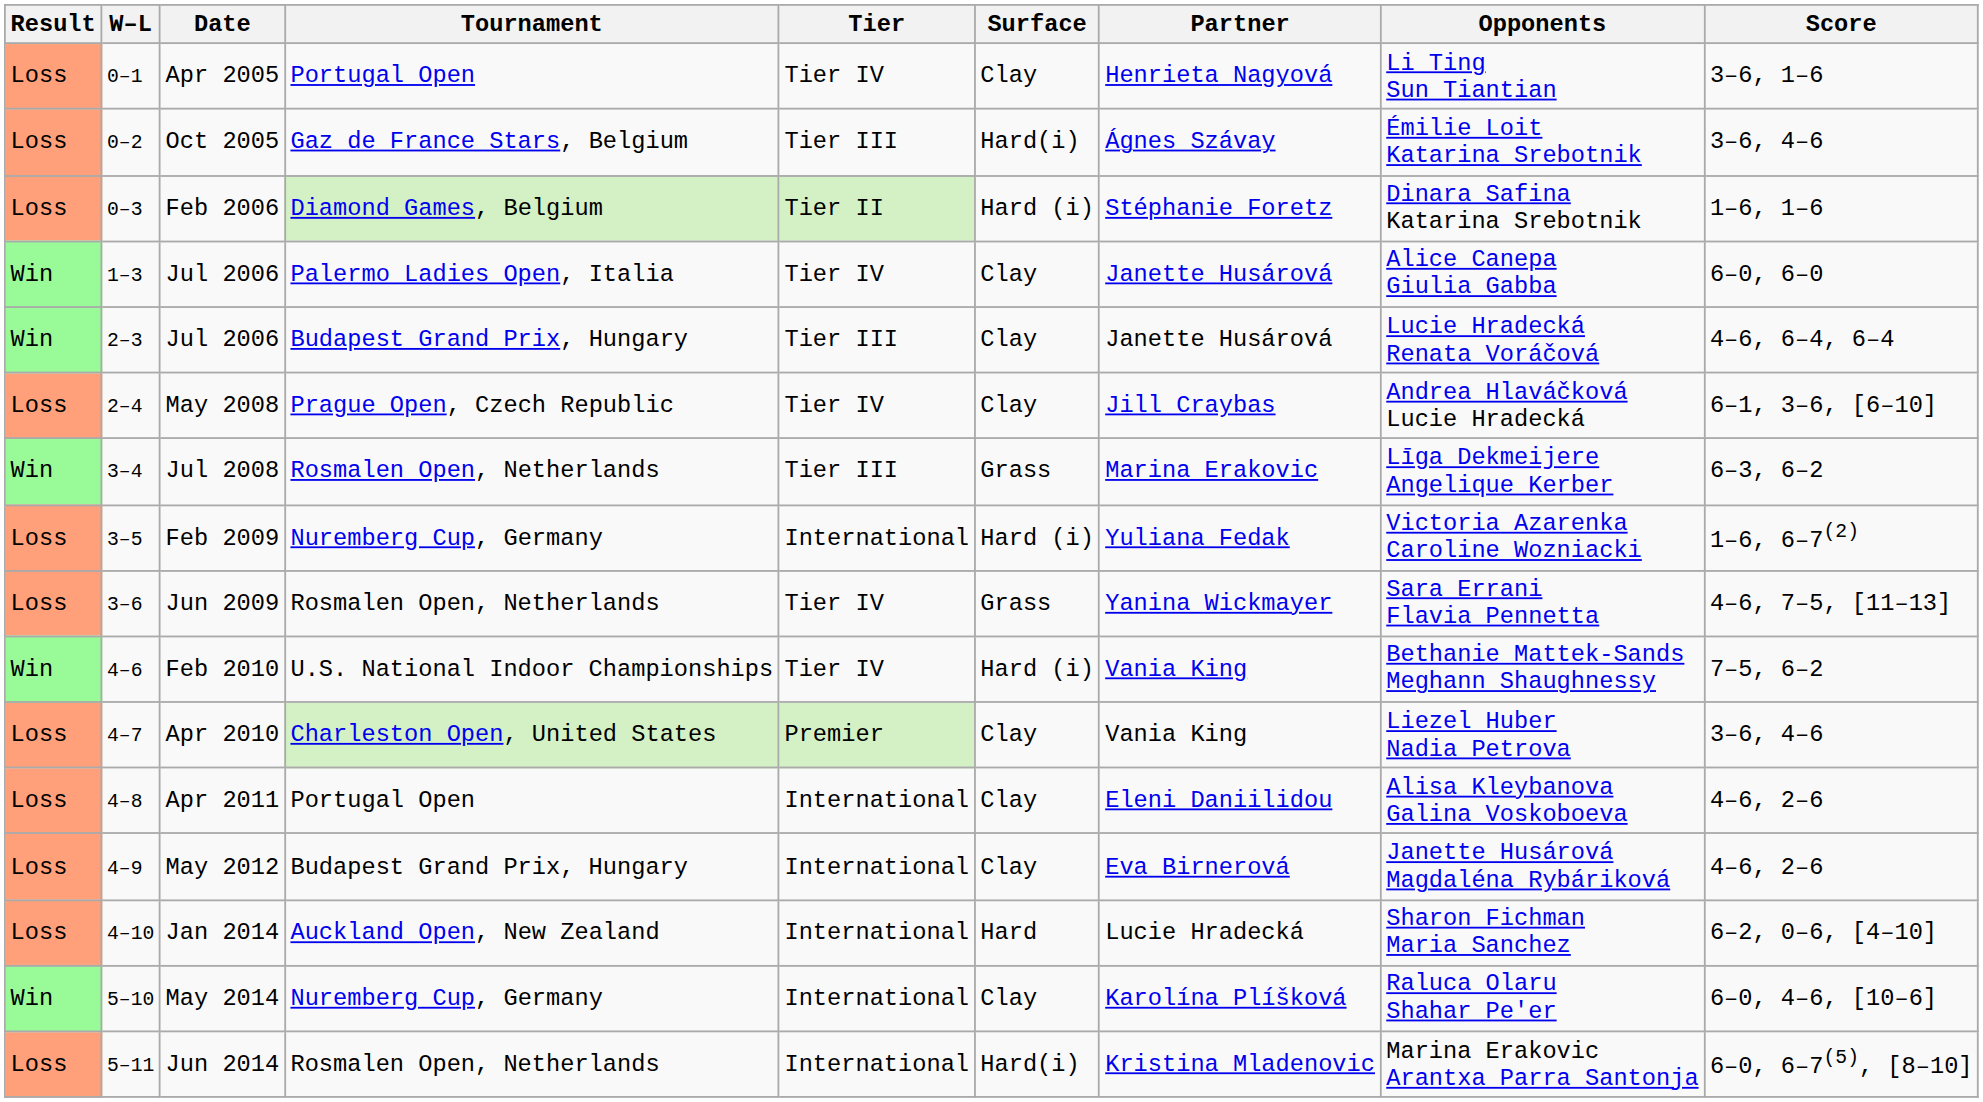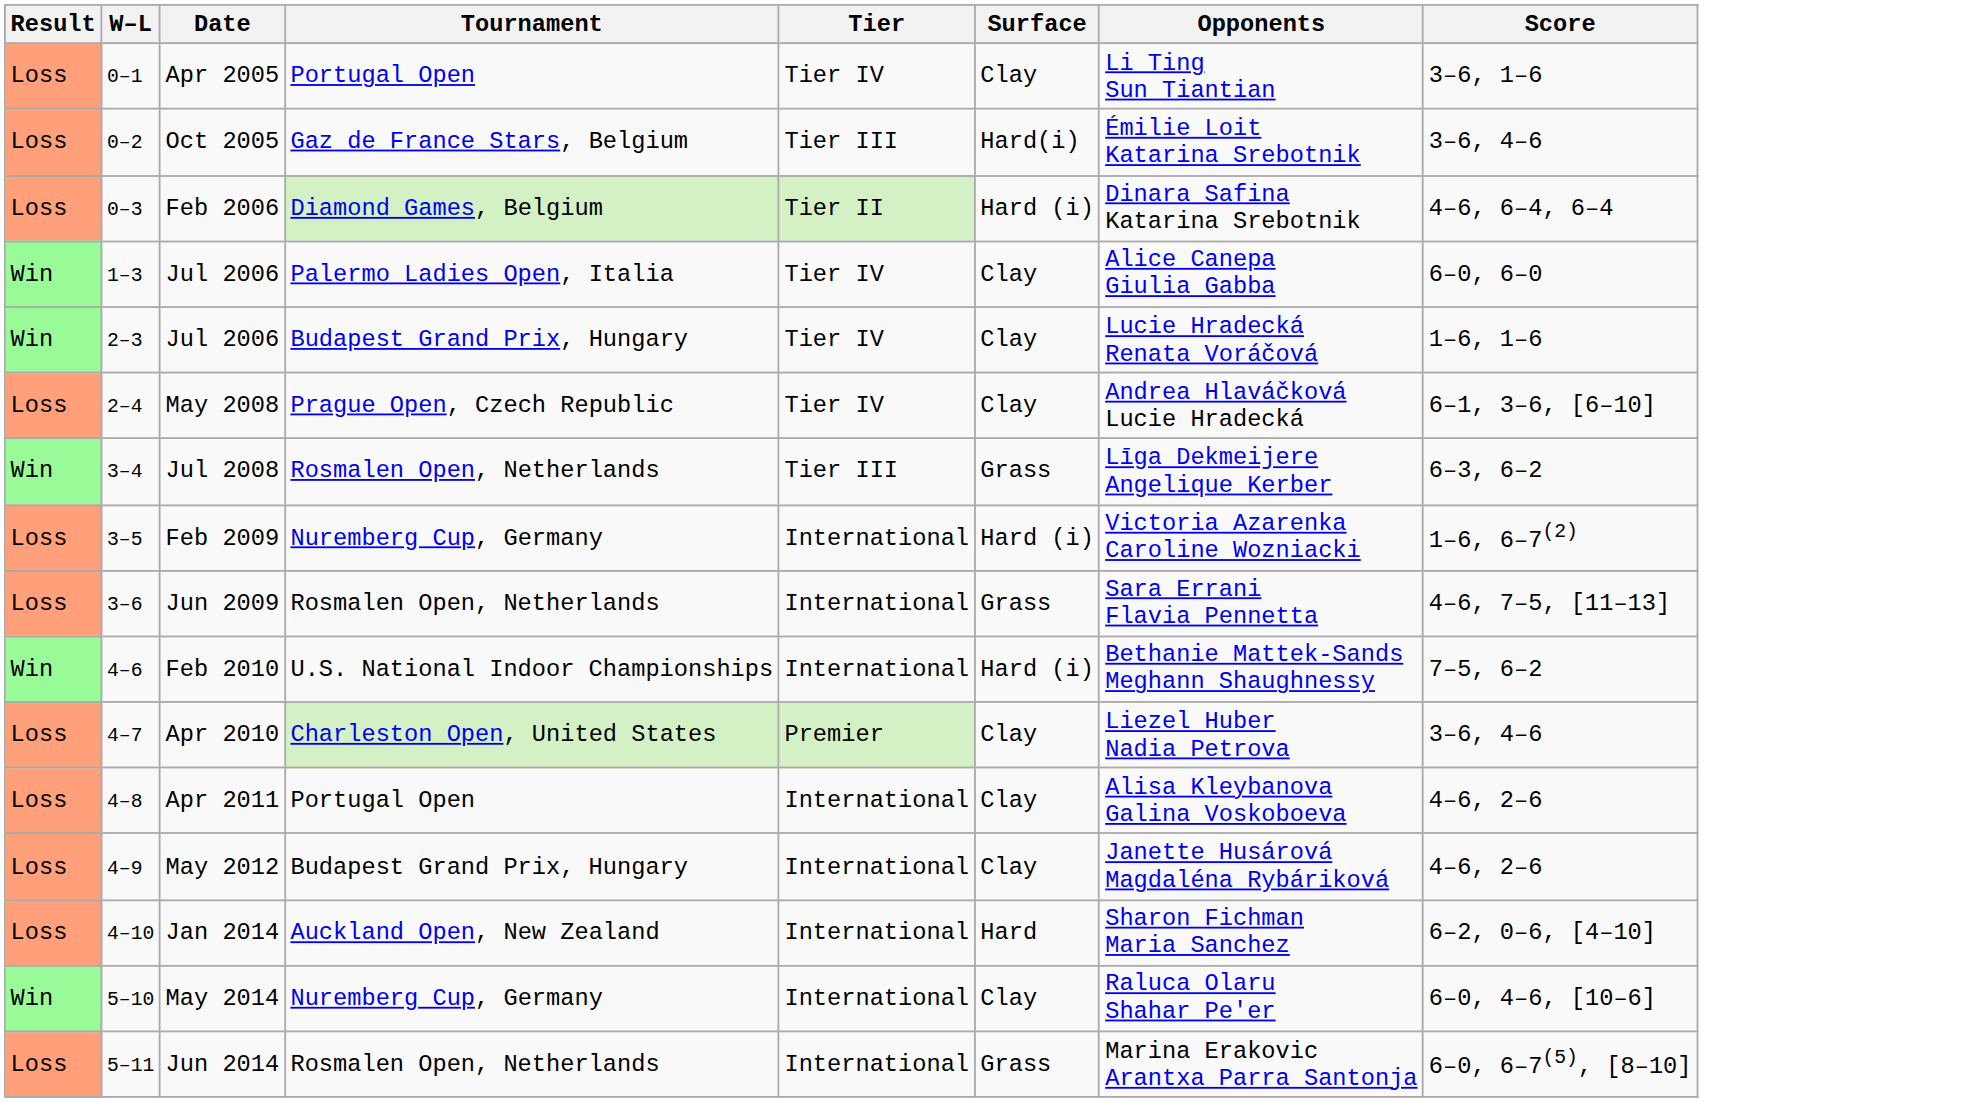- column: (1240, 24)
(1767, 208) 1–6, 1–6 -> (1521, 208) 4–6, 6–4, 6–4
(841, 340) Tier III -> (834, 340) Tier IV
(1802, 340) 4–6, 6–4, 6–4 -> (1486, 340) 1–6, 1–6
(834, 603) Tier IV -> (877, 603) International
(834, 669) Tier IV -> (877, 669) International
(1030, 1064) Hard(i) -> (1016, 1064) Grass
